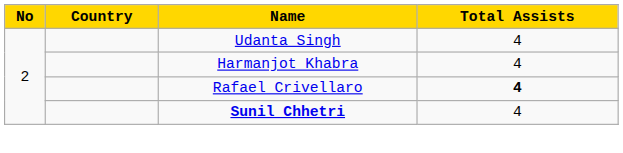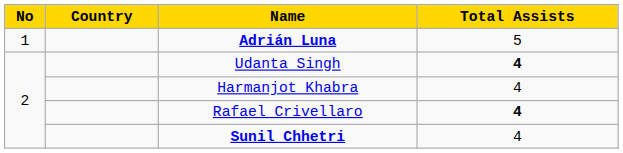+ row: (288, 40)
(517, 40) normal -> (517, 64) bold
